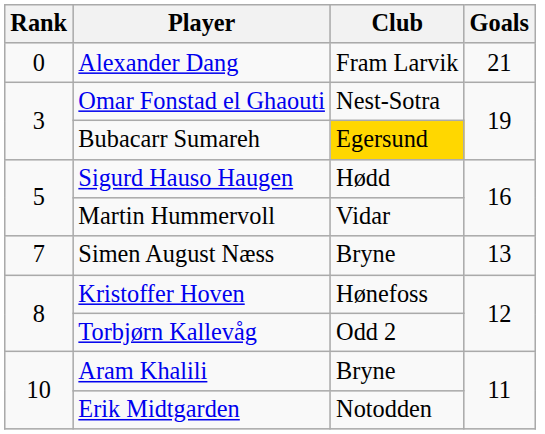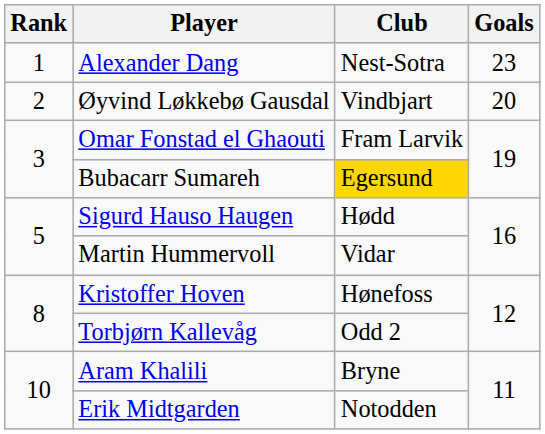(39, 62) 0 -> (39, 62) 1
(397, 62) Fram Larvik -> (393, 62) Nest-Sotra
(499, 62) 21 -> (504, 62) 23
+ row: (204, 100)
(388, 100) Nest-Sotra -> (402, 139) Fram Larvik
- row: (176, 255)
